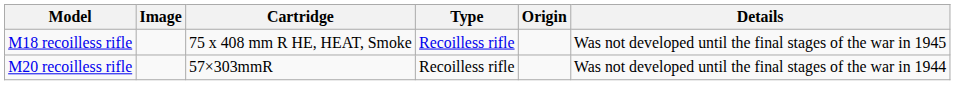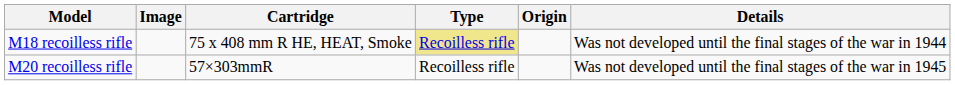(467, 42) no background -> (467, 42) khaki background
(760, 42) Was not developed until the final stages of the war in 1945 -> (760, 42) Was not developed until the final stages of the war in 1944
(760, 67) Was not developed until the final stages of the war in 1944 -> (760, 67) Was not developed until the final stages of the war in 1945
